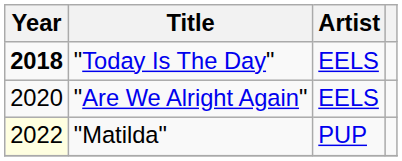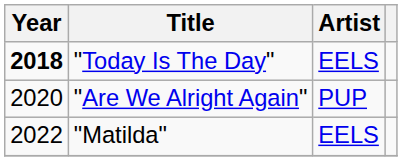(349, 98) EELS -> (343, 98) PUP
(37, 135) lightyellow background -> (37, 135) no background
(343, 135) PUP -> (349, 135) EELS
